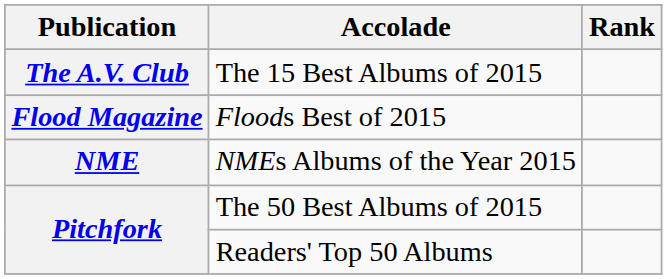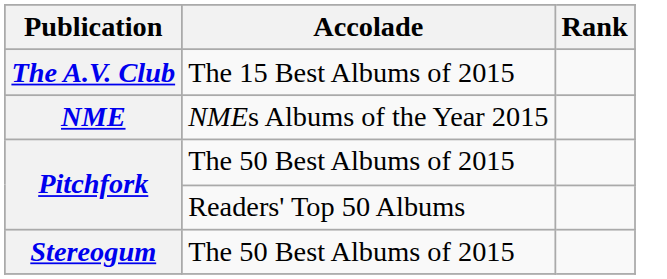- row: (107, 116)
+ row: (93, 251)
